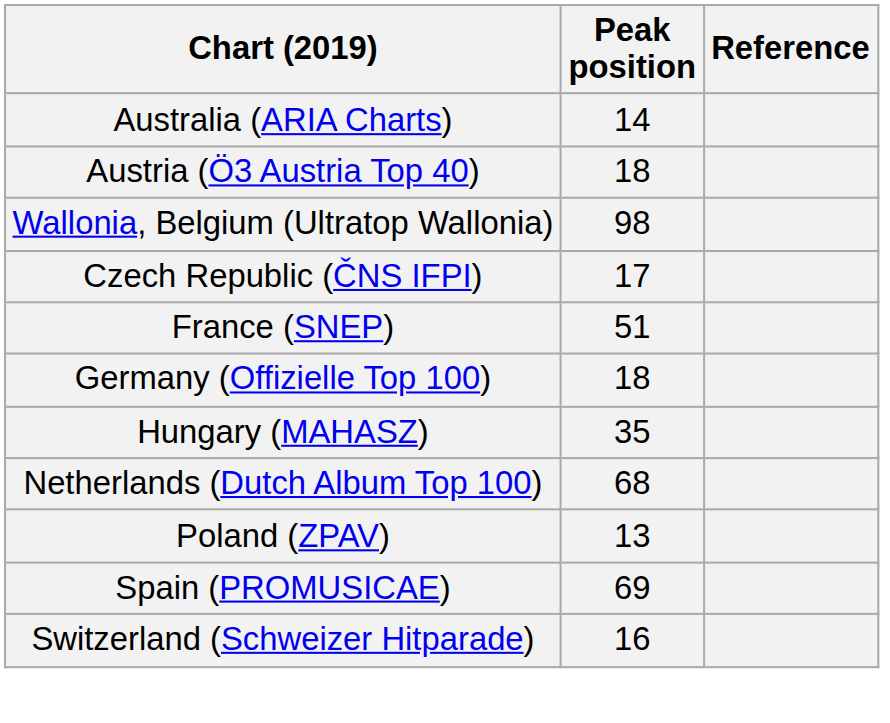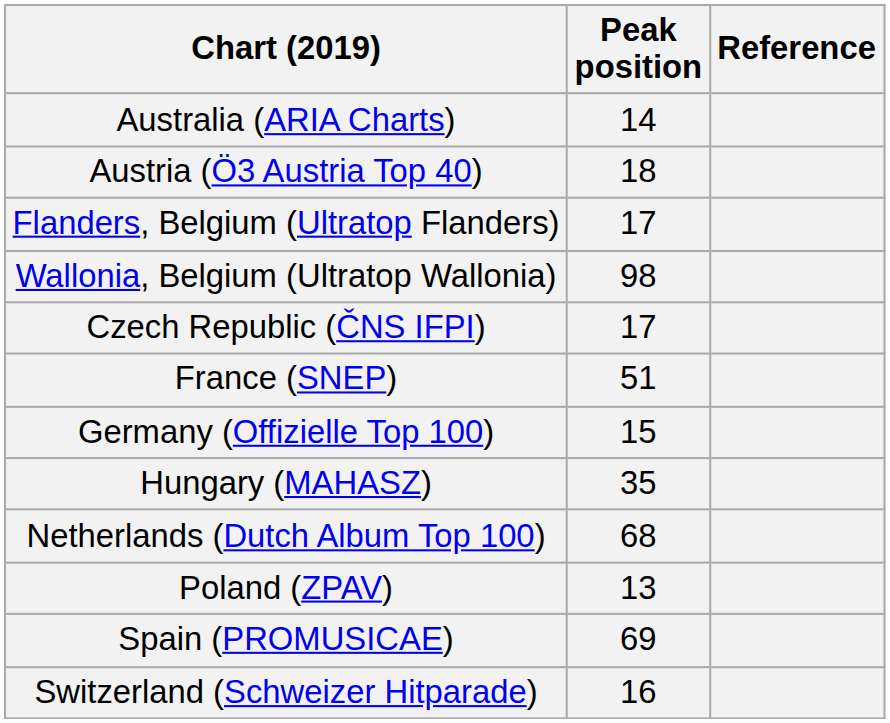+ row: (286, 223)
(632, 379) 18 -> (638, 431) 15
